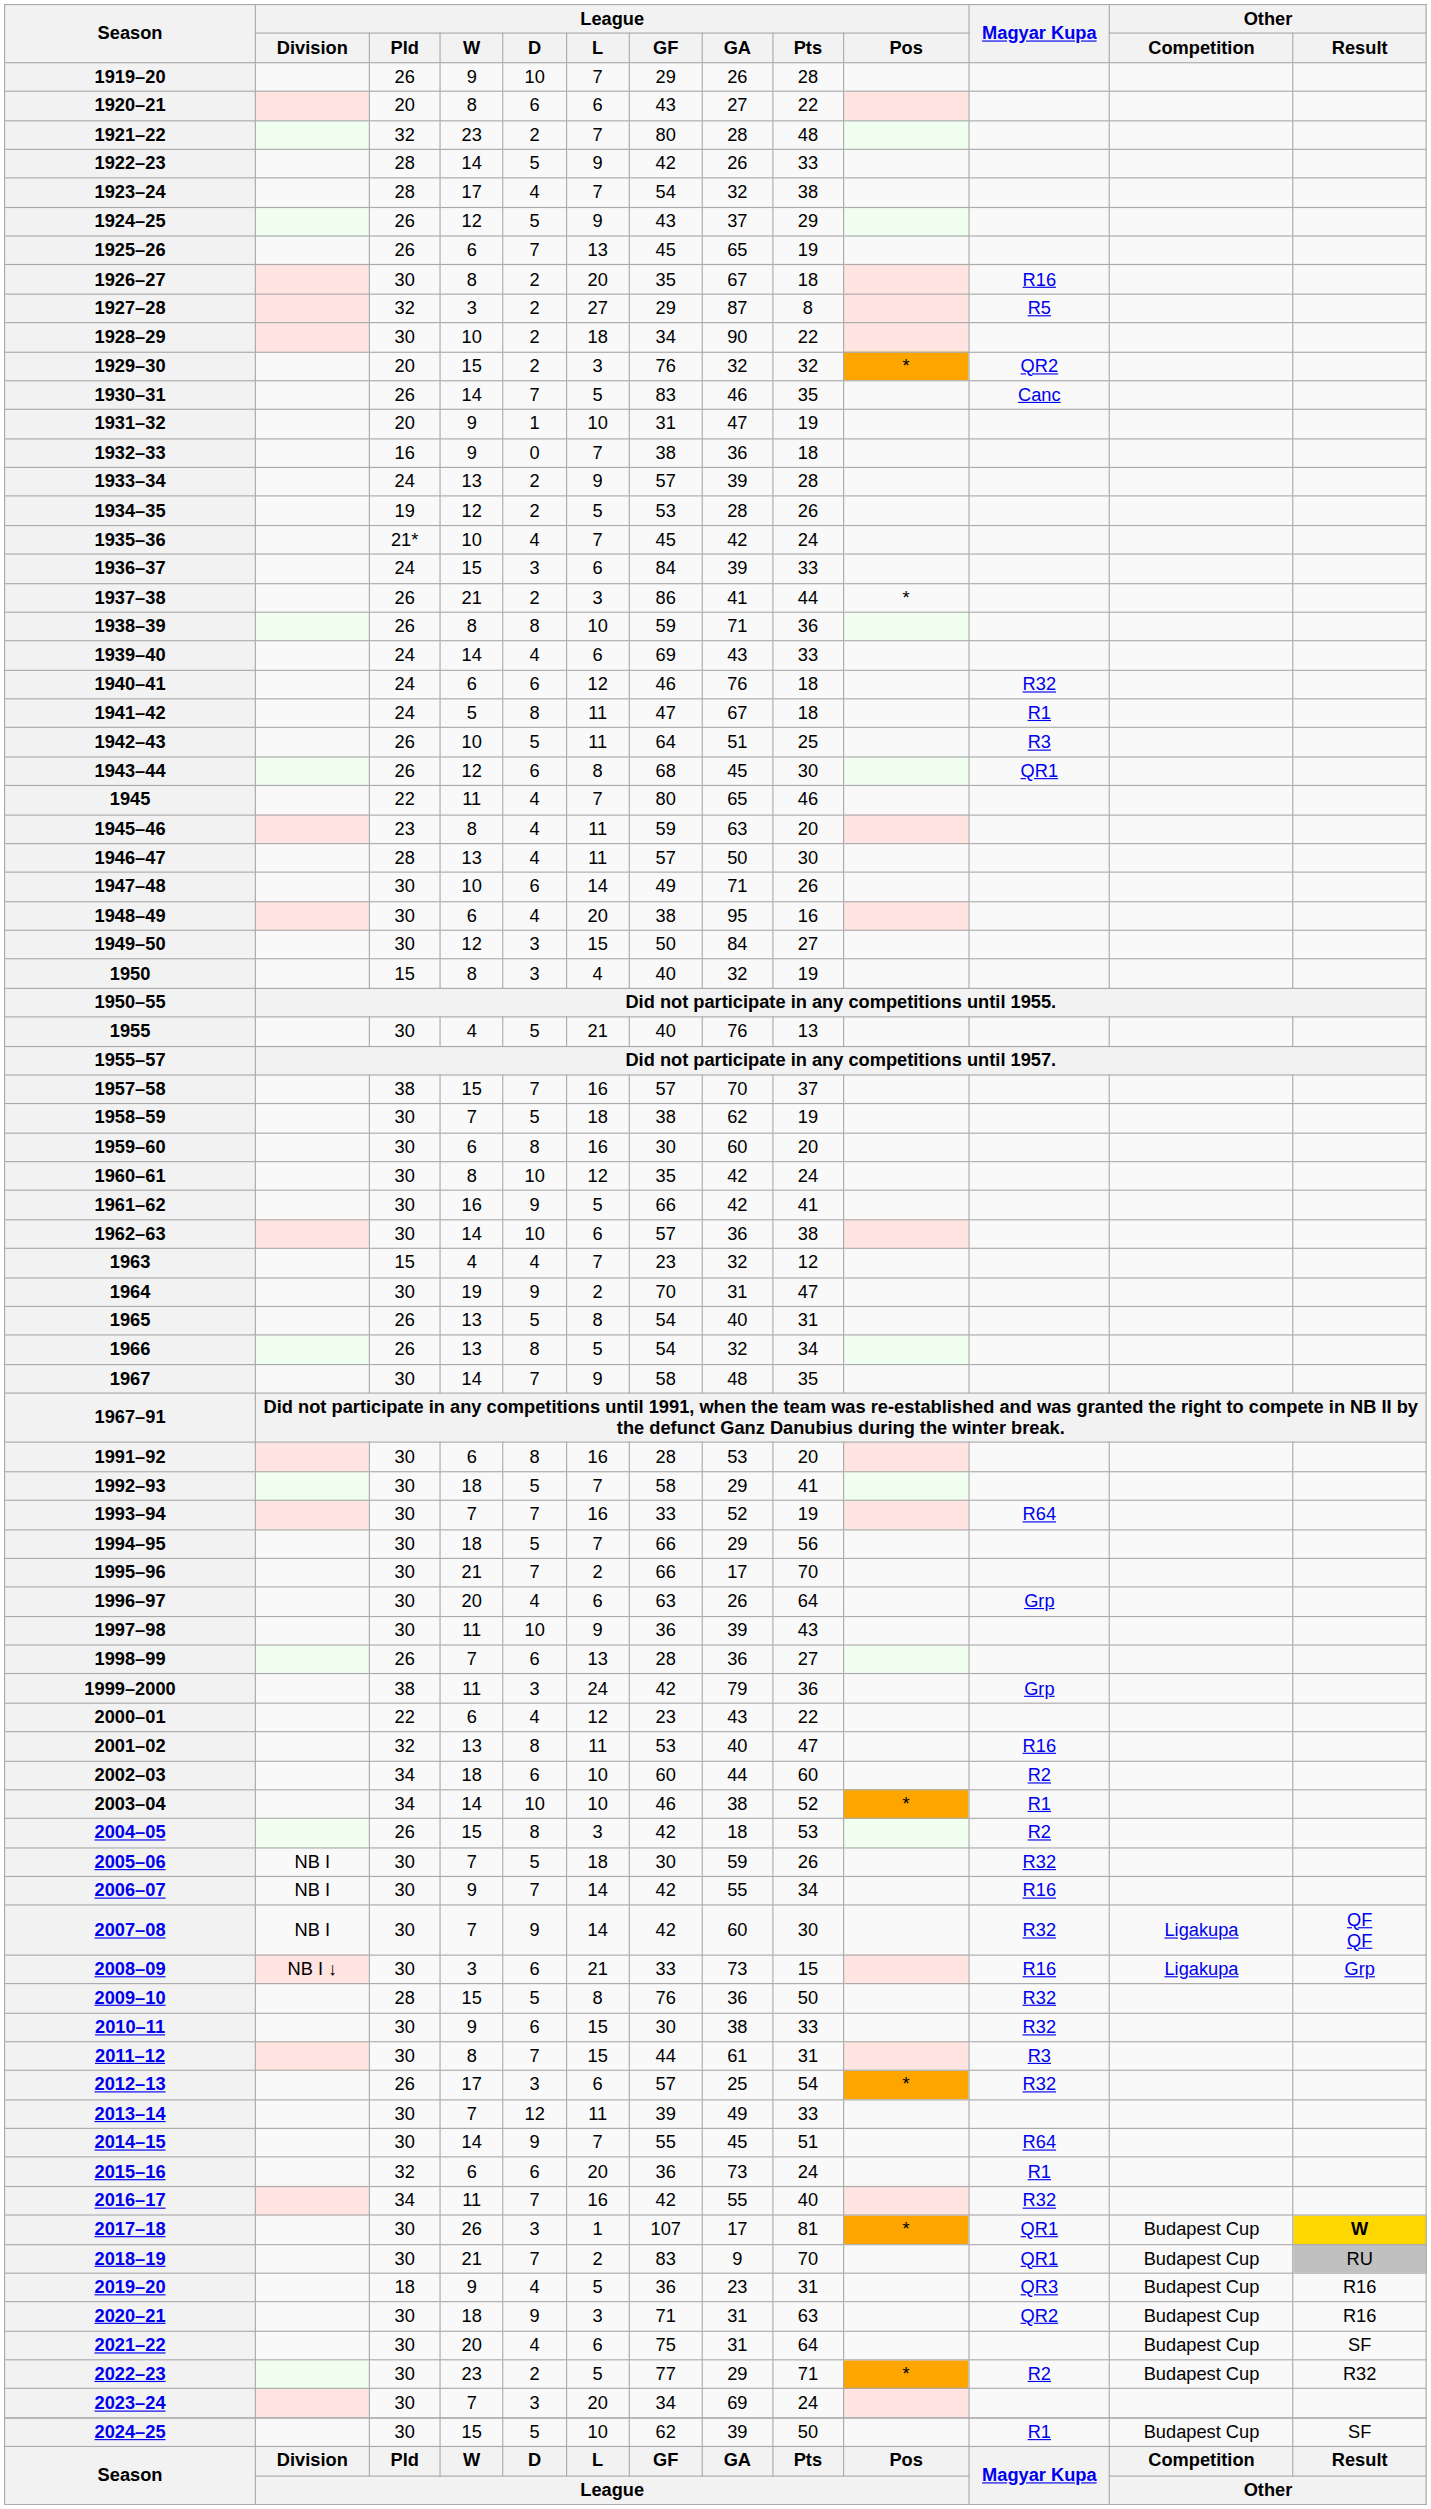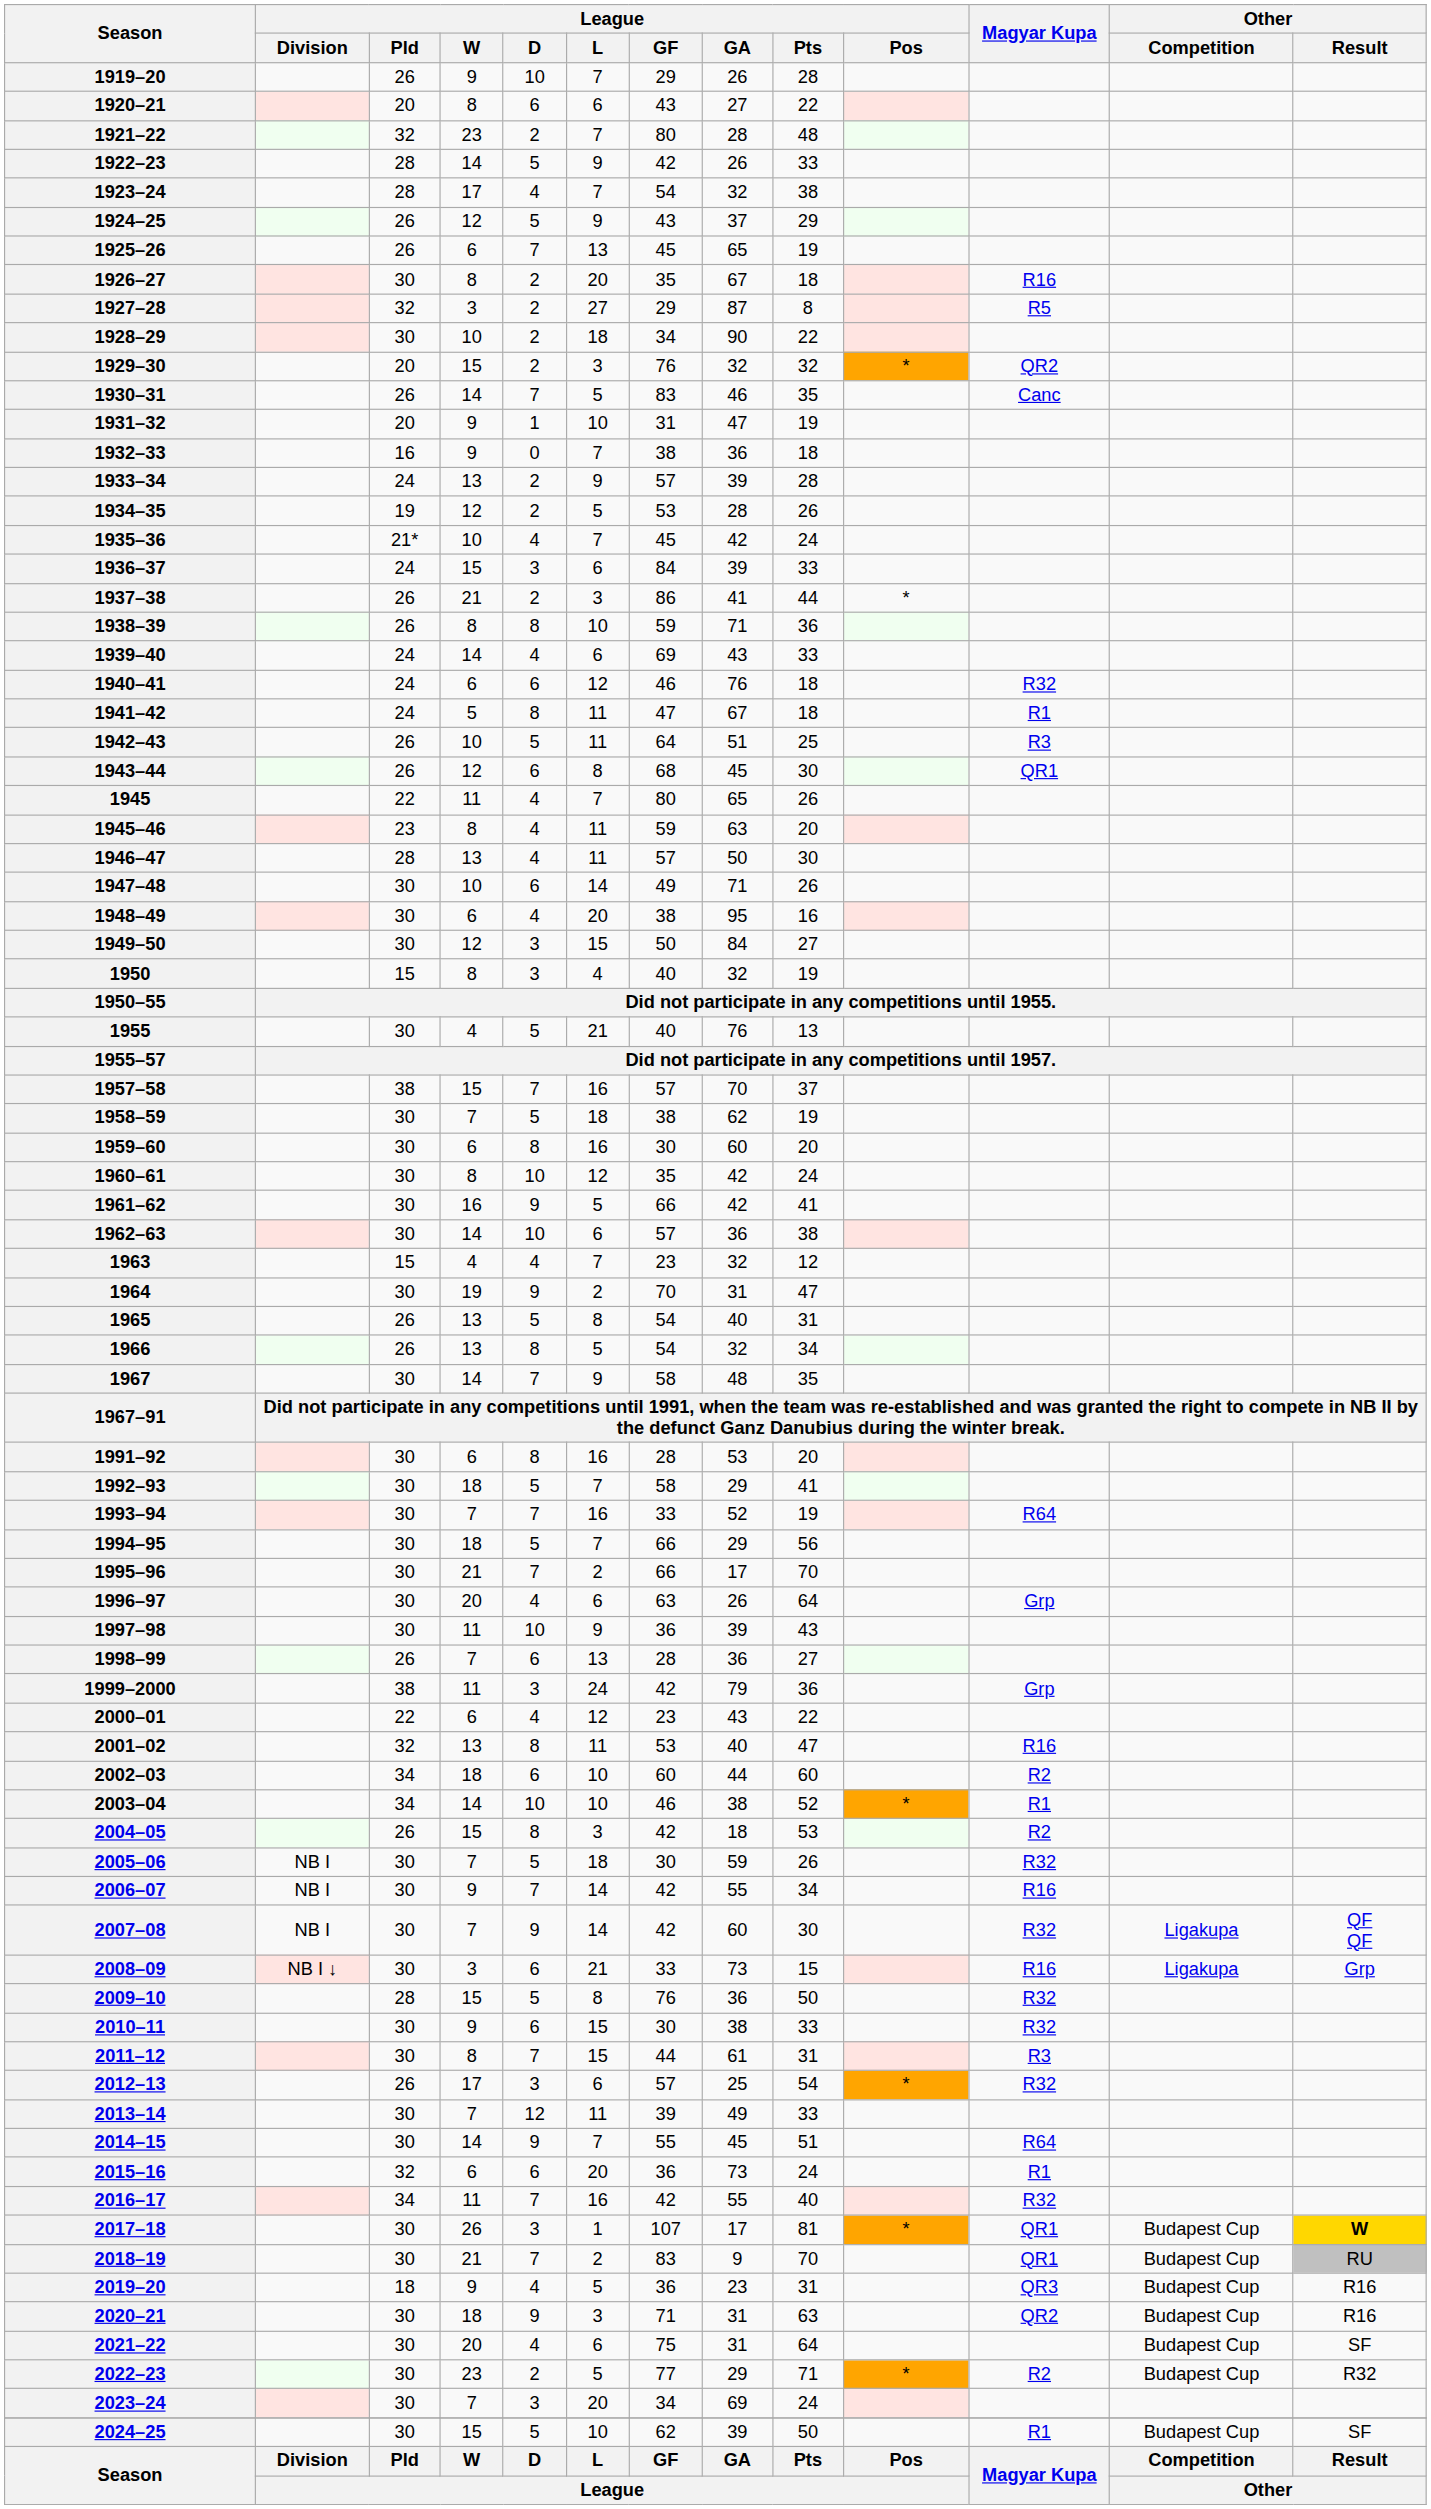(808, 800) 46 -> (808, 800) 26
